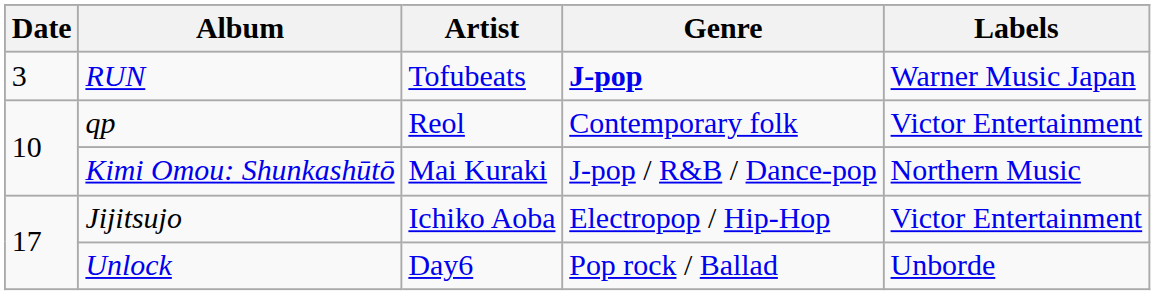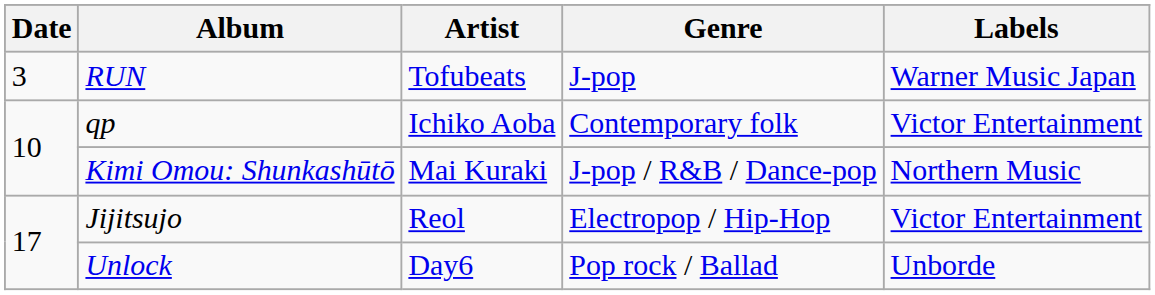(606, 75) bold -> (603, 75) normal
(437, 123) Reol -> (482, 123) Ichiko Aoba
(482, 218) Ichiko Aoba -> (437, 218) Reol
